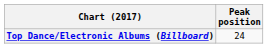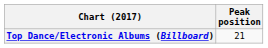(240, 36) 24 -> (240, 36) 21
